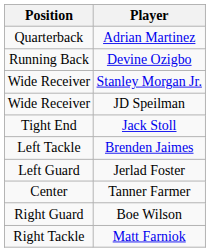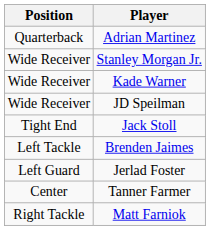- row: (149, 59)
+ row: (149, 81)
- row: (149, 214)
